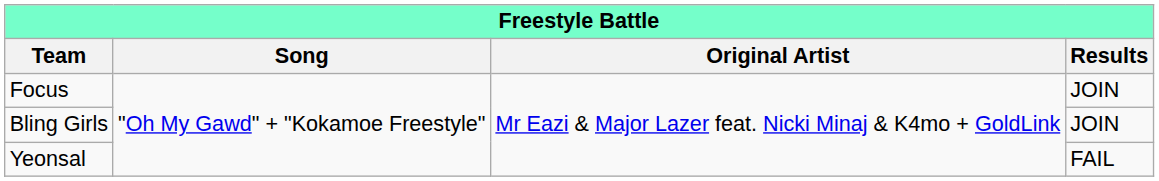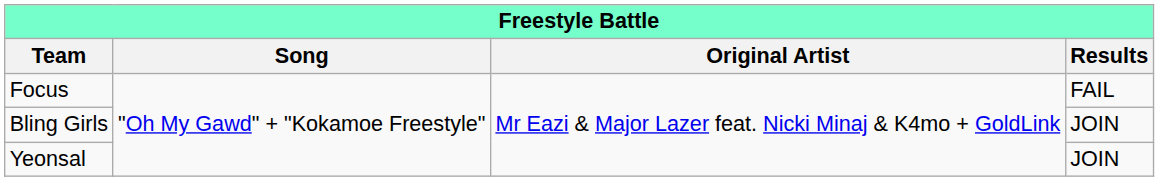(1095, 90) JOIN -> (1092, 90) FAIL
(1092, 158) FAIL -> (1095, 158) JOIN
